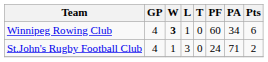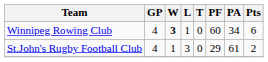(215, 48) 24 -> (215, 48) 29
(234, 48) 71 -> (234, 48) 61
